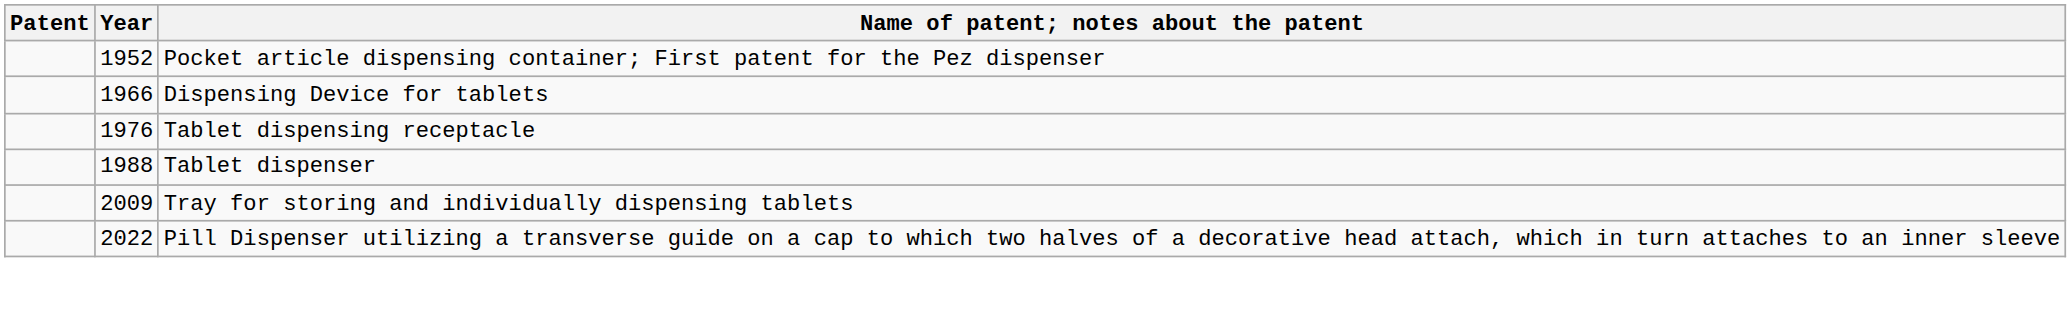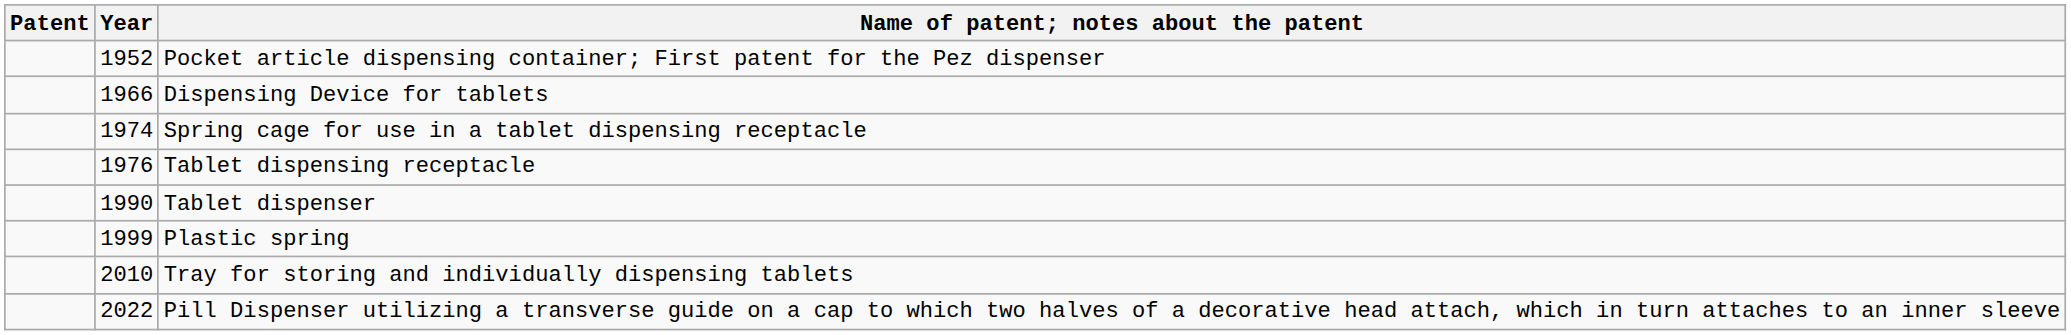+ row: (515, 131)
(127, 167) 1988 -> (127, 203) 1990
+ row: (257, 239)
(127, 203) 2009 -> (127, 275) 2010
